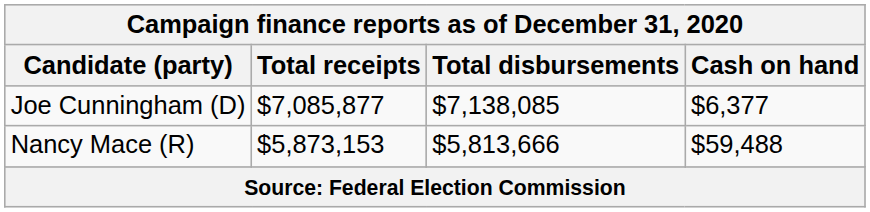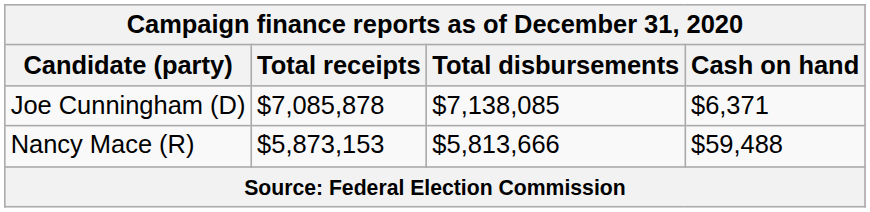(321, 105) $7,085,877 -> (321, 105) $7,085,878
(730, 105) $6,377 -> (730, 105) $6,371
